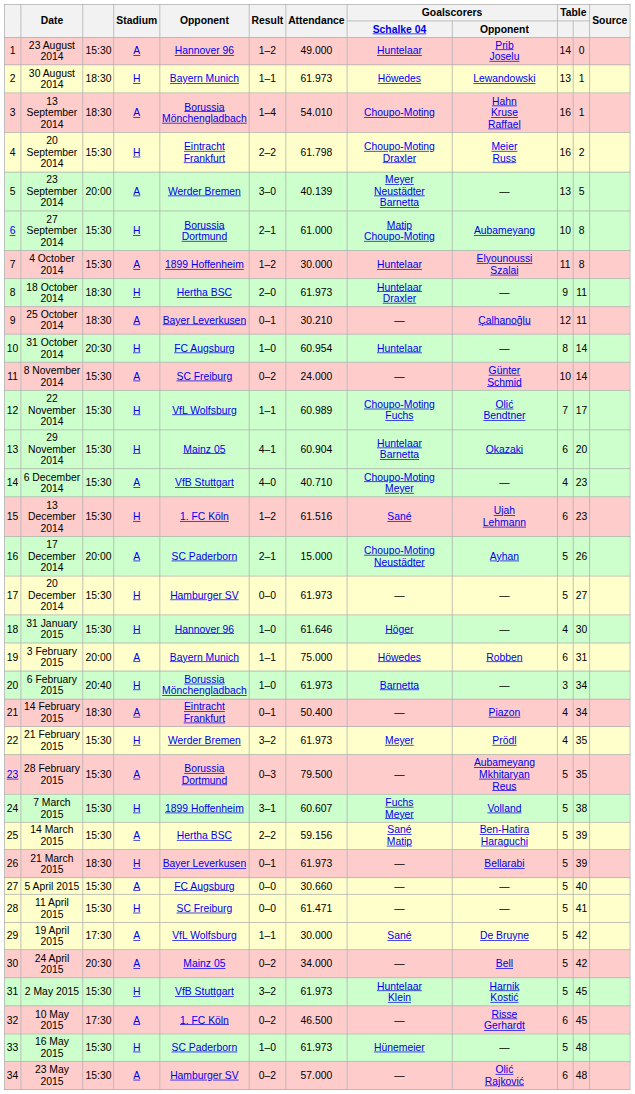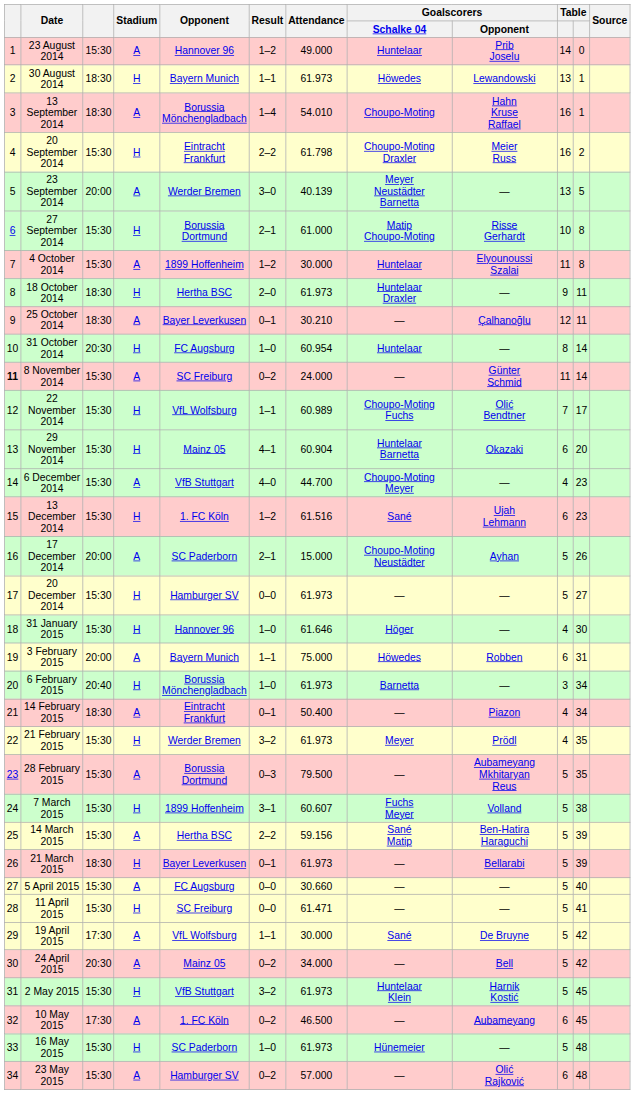(504, 231) Aubameyang -> (504, 231) Risse Gerhardt
(13, 377) normal -> (13, 377) bold
(565, 377) 10 -> (565, 377) 11
(316, 483) 40.710 -> (316, 483) 44.700
(504, 1020) Risse Gerhardt -> (504, 1020) Aubameyang
